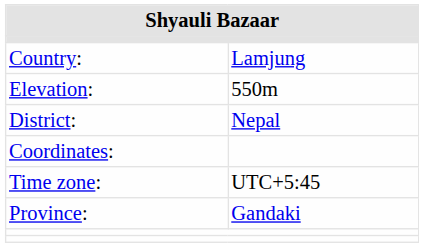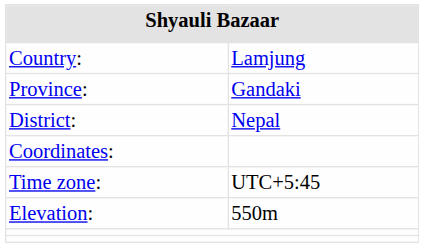rows swapped: (48, 213) <-> (51, 88)
